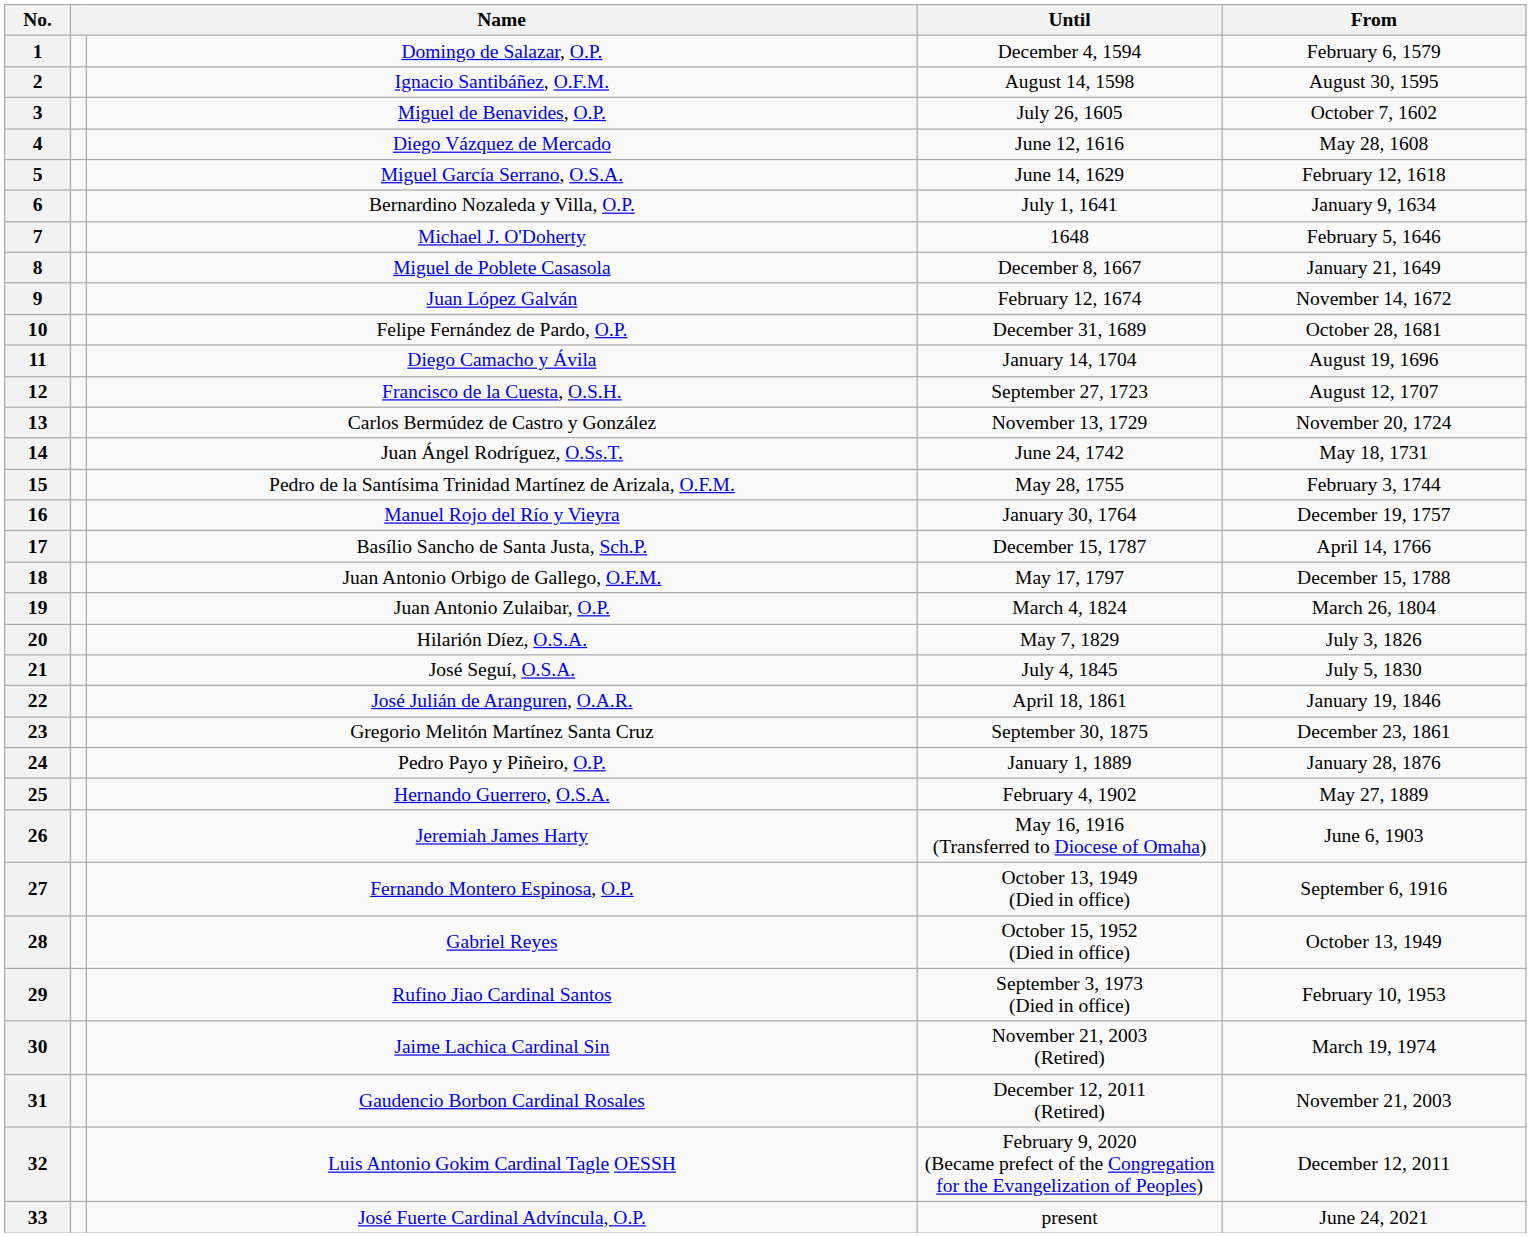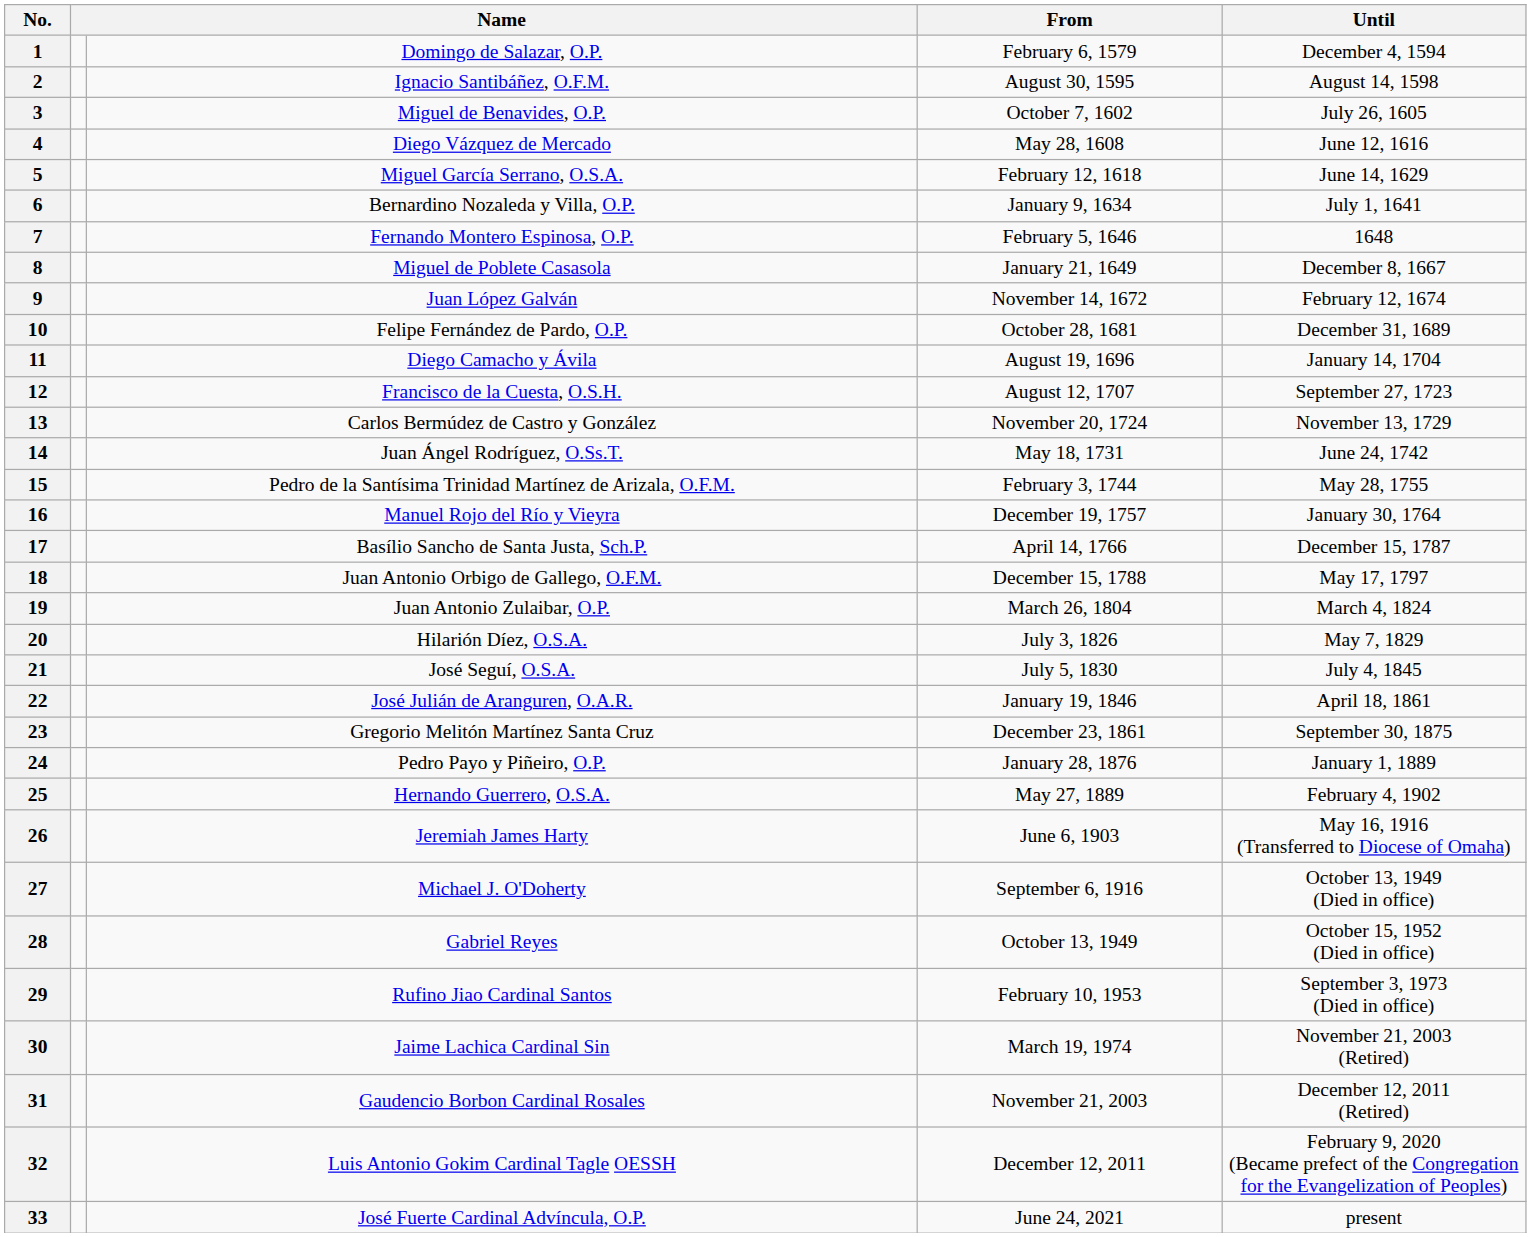columns swapped: (1374, 19) <-> (1070, 19)
(502, 236) Michael J. O'Doherty -> (502, 236) Fernando Montero Espinosa, O.P.
(502, 888) Fernando Montero Espinosa, O.P. -> (502, 888) Michael J. O'Doherty
